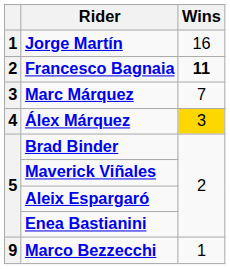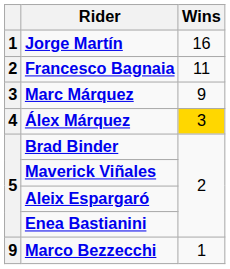(201, 69) bold -> (201, 69) normal
(201, 95) 7 -> (201, 95) 9
